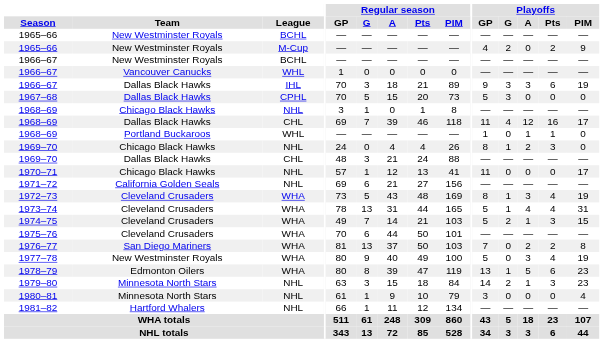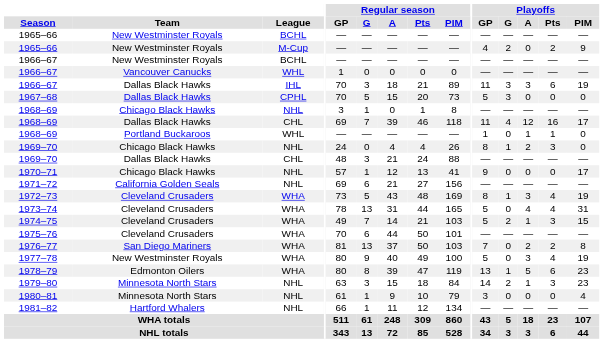(485, 84) 9 -> (485, 84) 11
(485, 171) 11 -> (485, 171) 9
(508, 208) 1 -> (508, 208) 0
